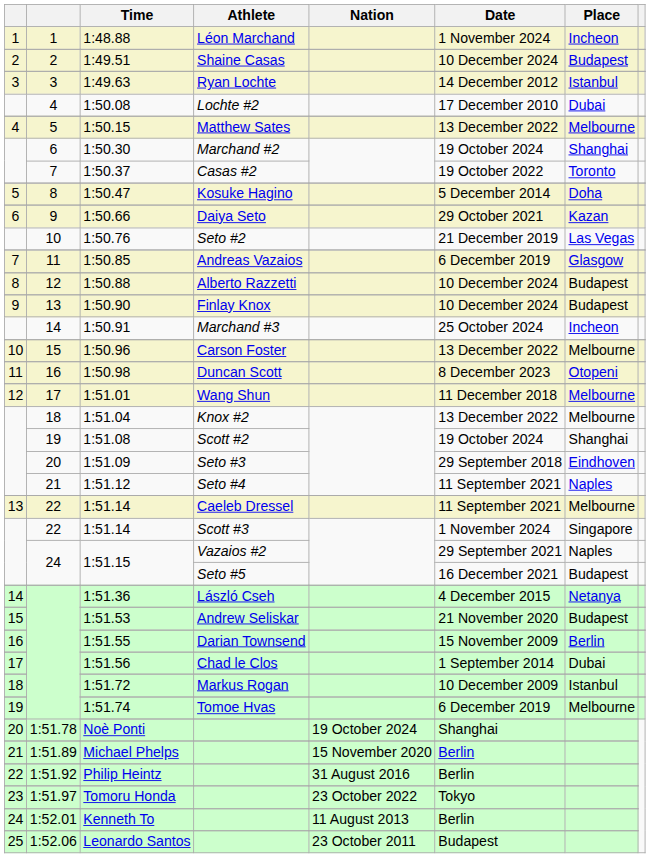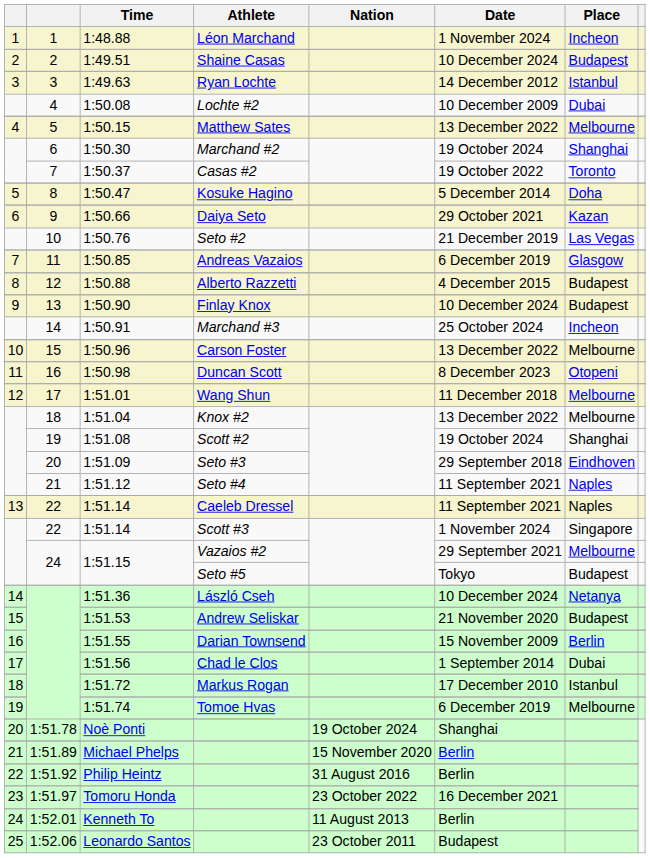(498, 104) 17 December 2010 -> (498, 104) 10 December 2009
(498, 283) 10 December 2024 -> (494, 283) 4 December 2015
(602, 506) Melbourne -> (590, 506) Naples
(590, 551) Naples -> (602, 551) Melbourne
(498, 573) 16 December 2021 -> (457, 573) Tokyo
(494, 596) 4 December 2015 -> (498, 596) 10 December 2024
(498, 685) 10 December 2009 -> (498, 685) 17 December 2010
(457, 797) Tokyo -> (498, 797) 16 December 2021
